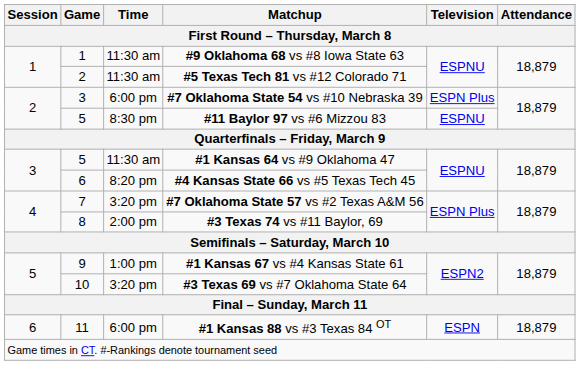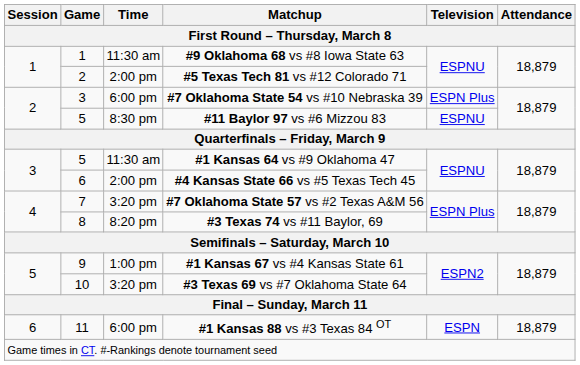(133, 77) 11:30 am -> (133, 77) 2:00 pm
(133, 181) 8:20 pm -> (133, 181) 2:00 pm
(133, 222) 2:00 pm -> (133, 222) 8:20 pm
